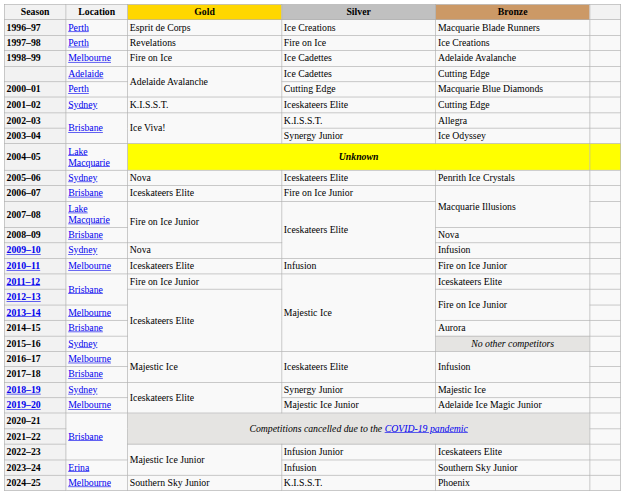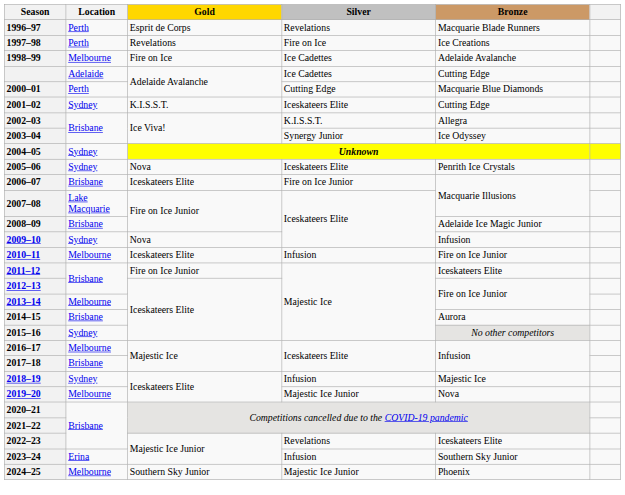(310, 27) Ice Creations -> (307, 27) Revelations
(89, 157) Lake Macquarie -> (83, 151) Sydney
(448, 235) Nova -> (490, 224) Adelaide Ice Magic Junior
(313, 390) Synergy Junior -> (300, 379) Infusion
(490, 405) Adelaide Ice Magic Junior -> (448, 394) Nova
(314, 452) Infusion Junior -> (307, 441) Revelations
(303, 483) K.I.S.S.T. -> (321, 472) Majestic Ice Junior
